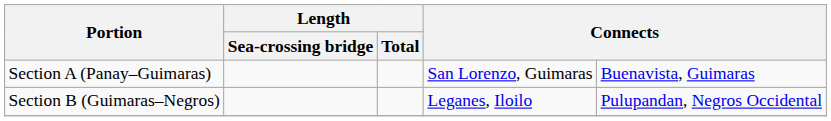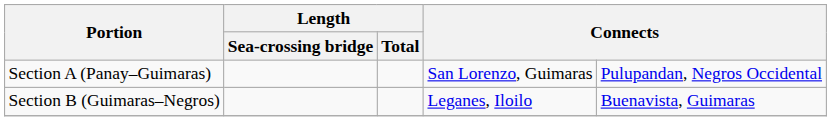(678, 73) Buenavista, Guimaras -> (711, 73) Pulupandan, Negros Occidental
(711, 101) Pulupandan, Negros Occidental -> (678, 101) Buenavista, Guimaras
